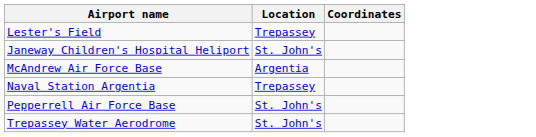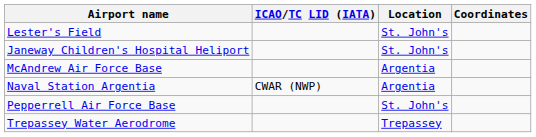+ column: (315, 14)
(285, 32) Trepassey -> (415, 32) St. John's
(285, 86) Trepassey -> (408, 86) Argentia
(288, 123) St. John's -> (412, 123) Trepassey
